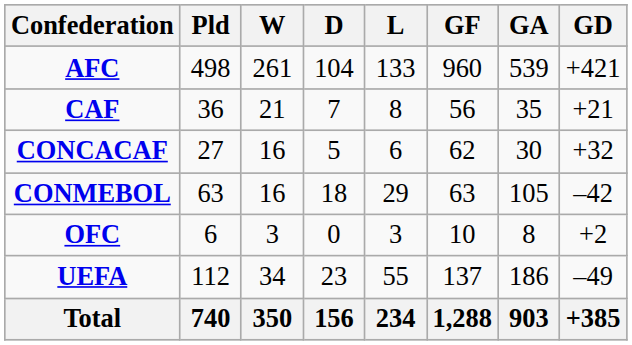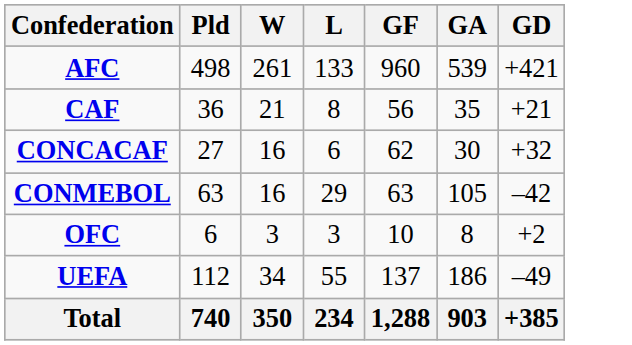- column: (334, 25)
